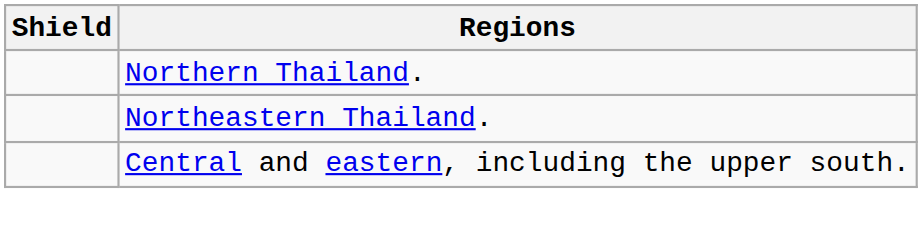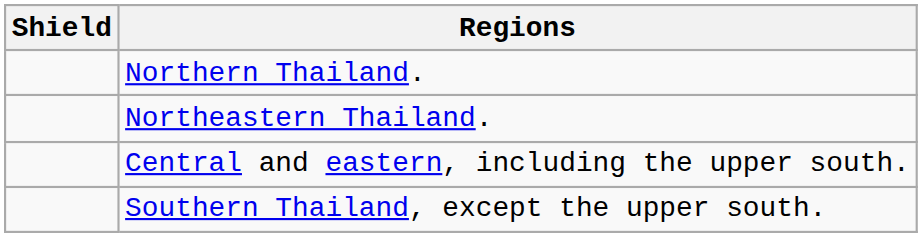+ row: (476, 209)
